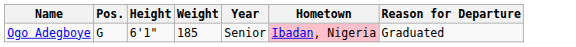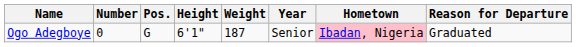+ column: (117, 14)
(187, 33) 185 -> (235, 33) 187
